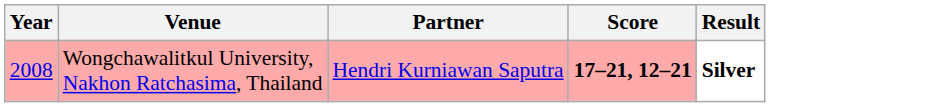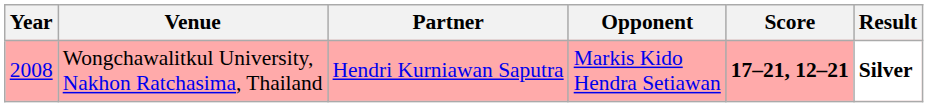+ column: (647, 22)
